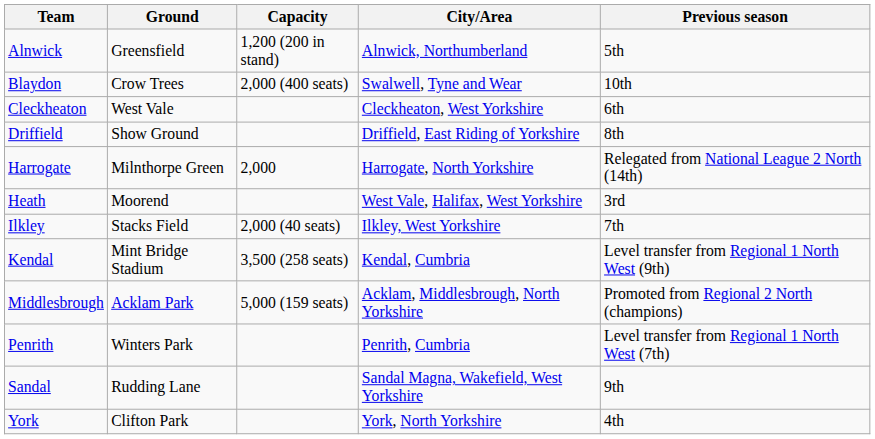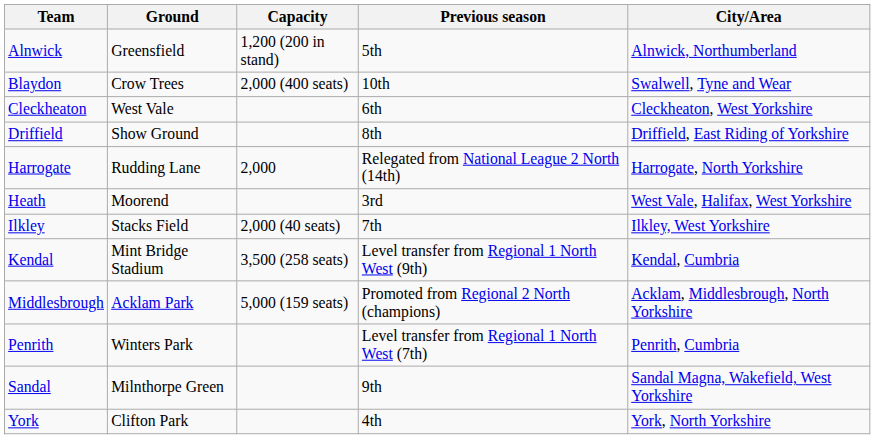columns swapped: (479, 16) <-> (735, 16)
(168, 167) Milnthorpe Green -> (156, 167) Rudding Lane
(156, 387) Rudding Lane -> (168, 387) Milnthorpe Green
